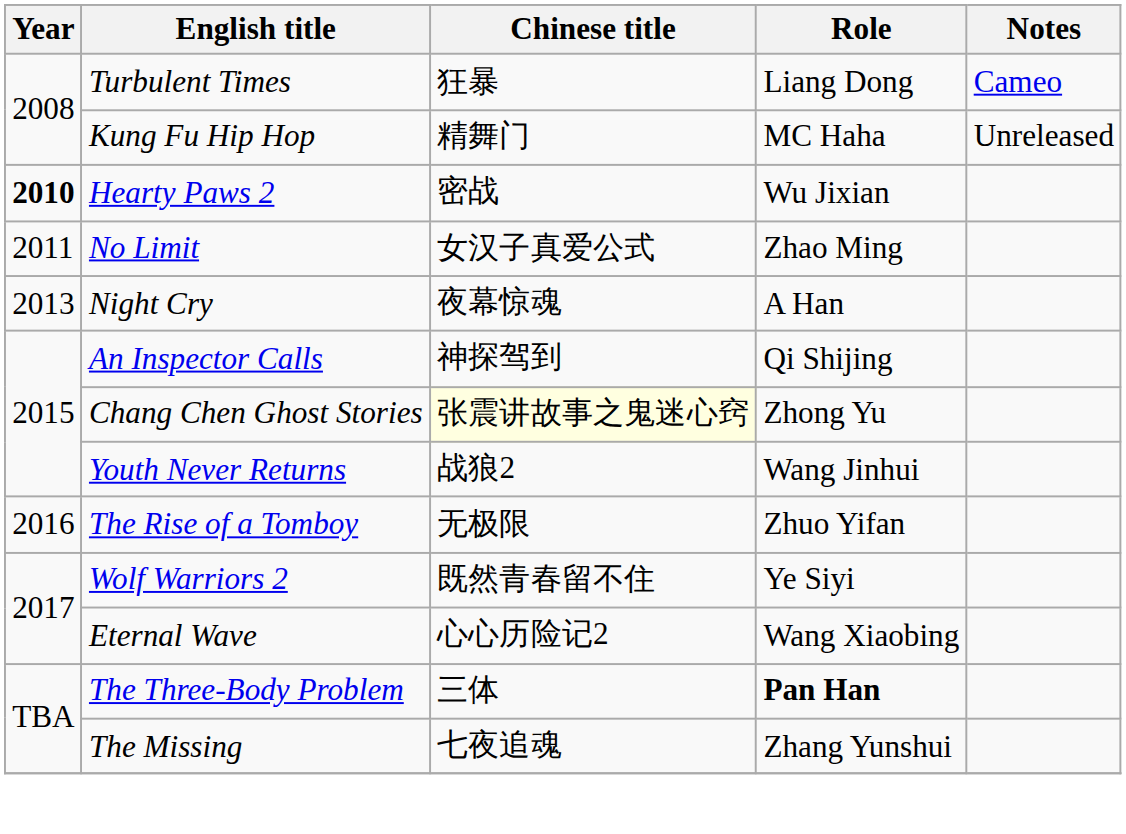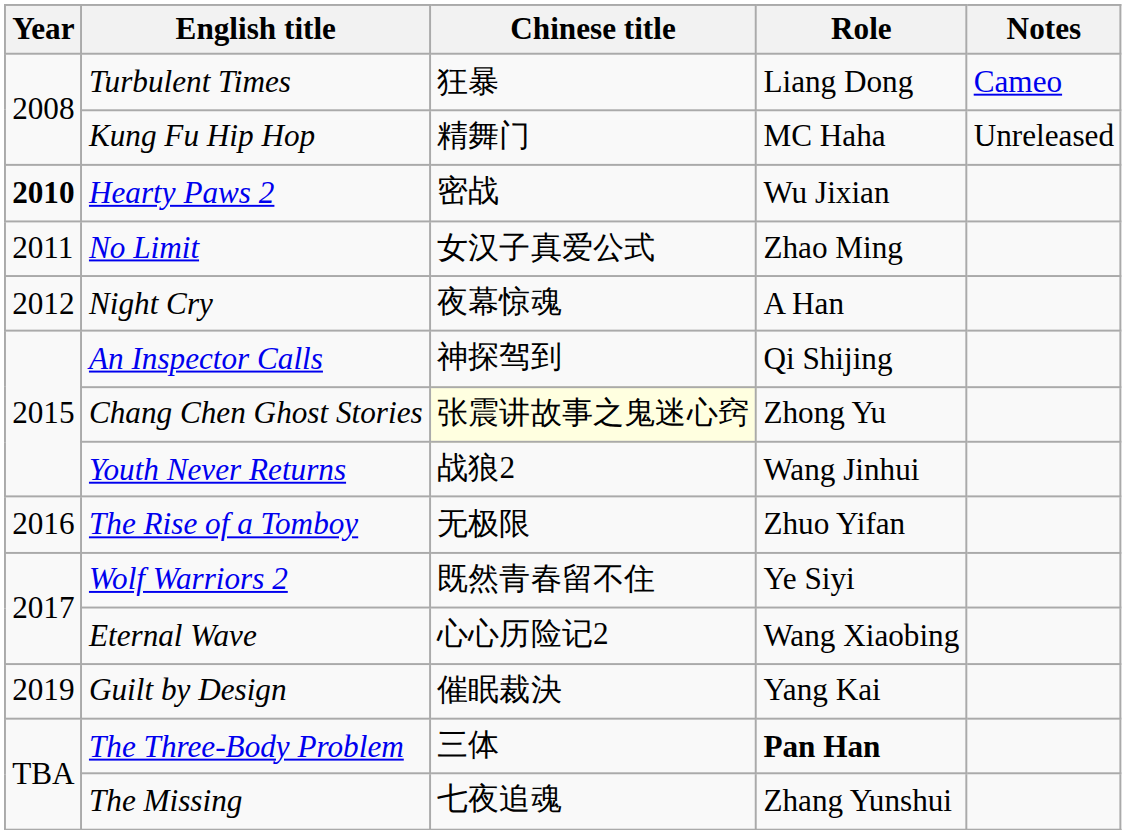(43, 302) 2013 -> (43, 302) 2012
+ row: (188, 690)
